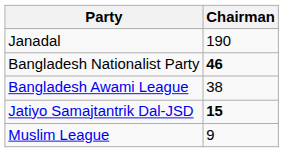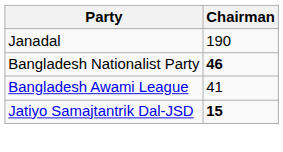(215, 87) 38 -> (215, 87) 41
- row: (59, 135)
